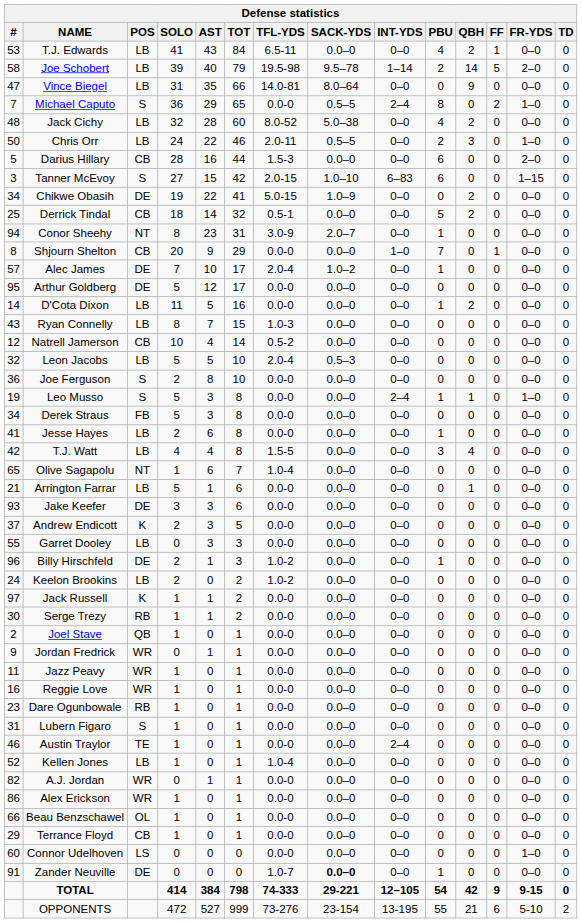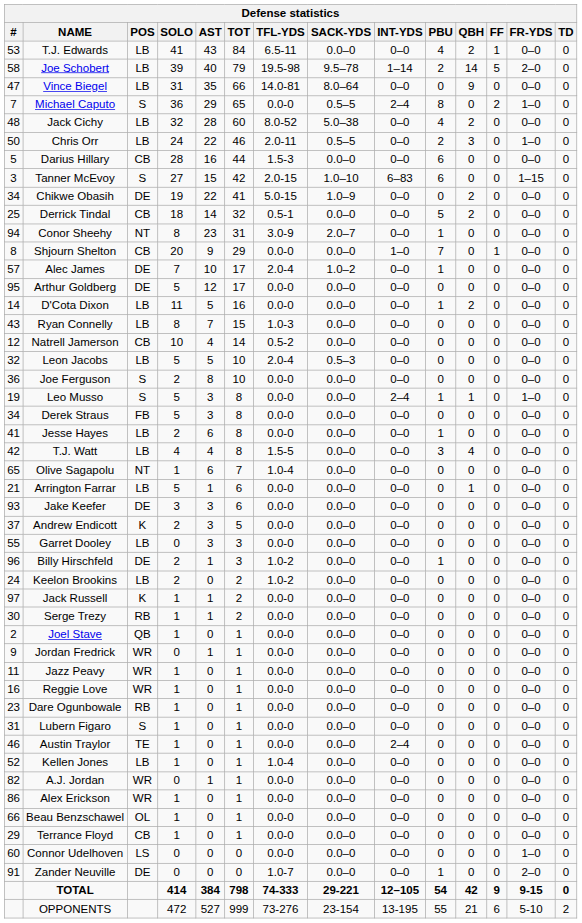(531, 159) 2–0 -> (531, 159) 0–0
(341, 872) bold -> (341, 872) normal
(531, 872) 0–0 -> (531, 872) 2–0
